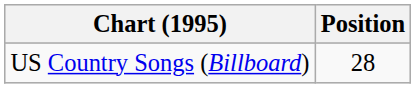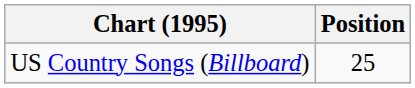(363, 62) 28 -> (363, 62) 25
